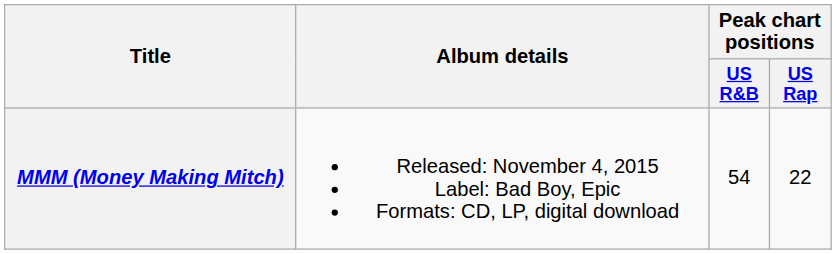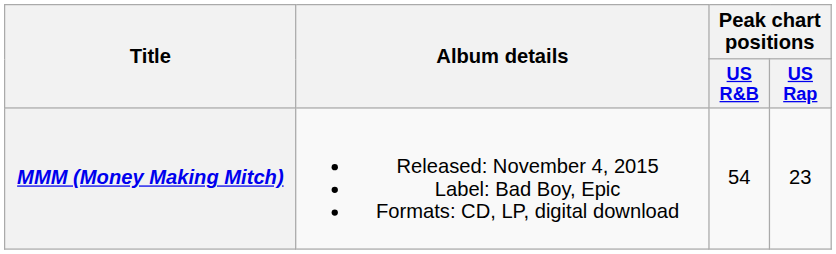(800, 178) 22 -> (800, 178) 23
